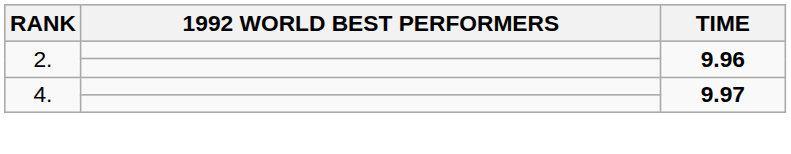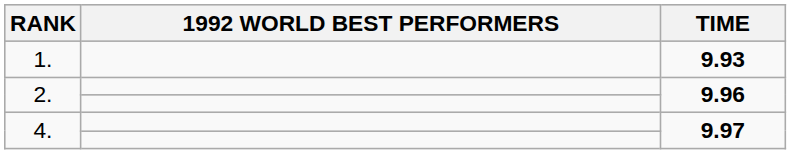+ row: (43, 59)
